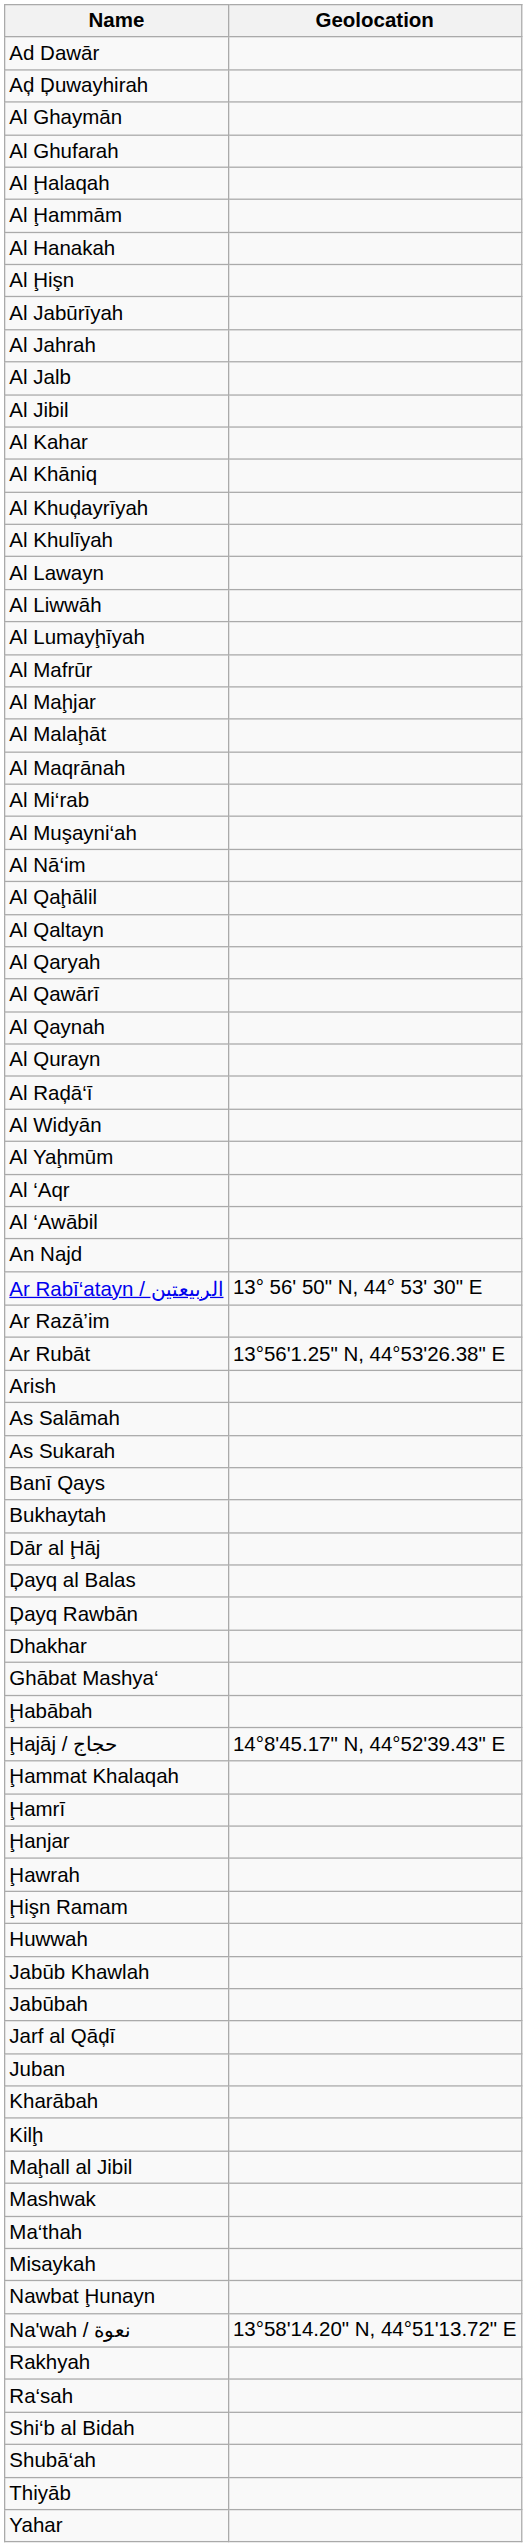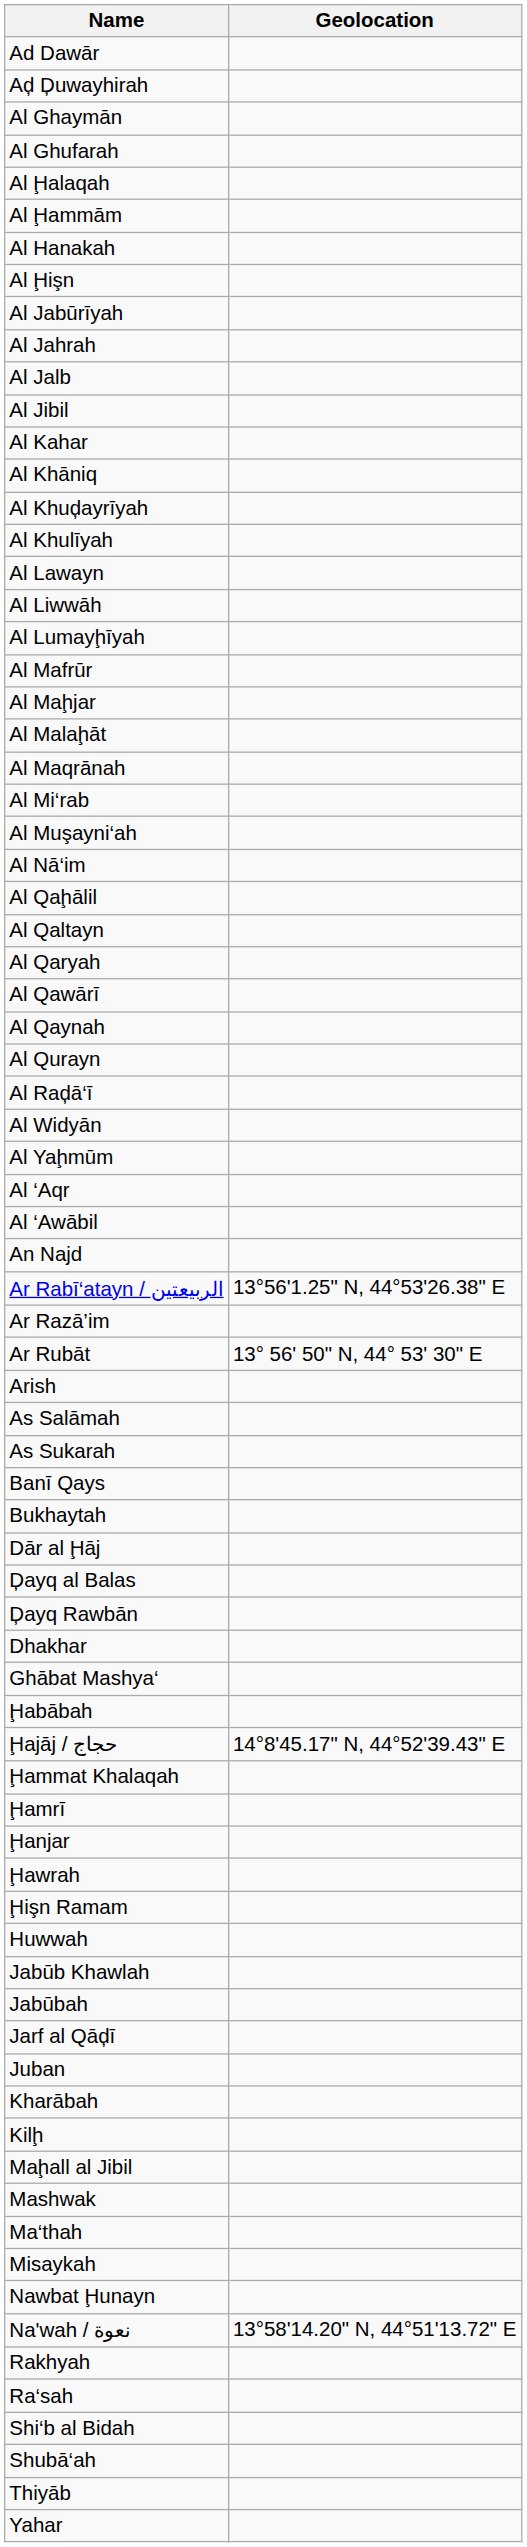(358, 1288) 13° 56' 50" N, 44° 53' 30" E -> (369, 1288) 13°56'1.25" N, 44°53'26.38" E
(369, 1353) 13°56'1.25" N, 44°53'26.38" E -> (358, 1353) 13° 56' 50" N, 44° 53' 30" E
